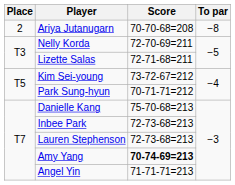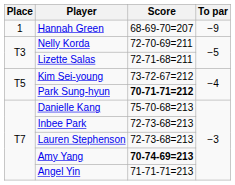+ row: (71, 28)
- row: (76, 28)
(162, 92) normal -> (162, 92) bold
